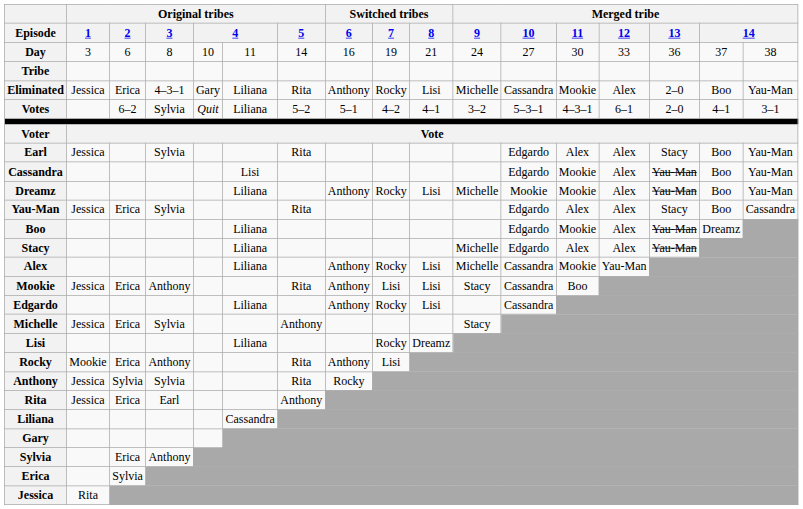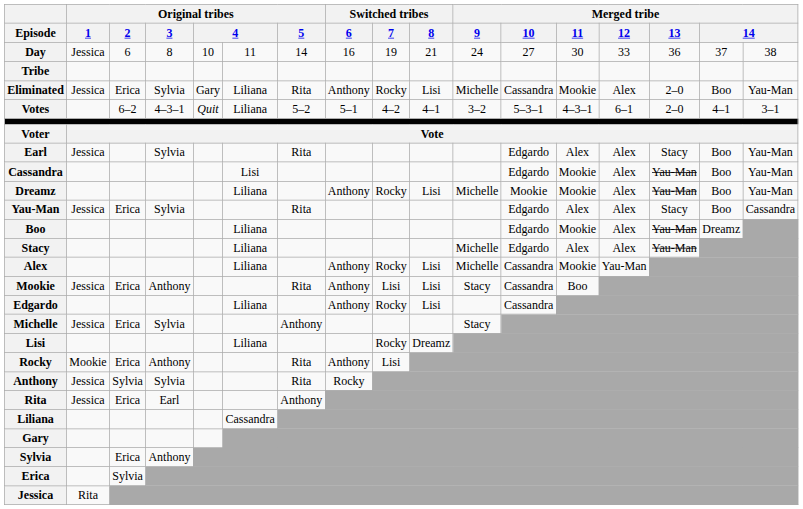(88, 52) 3 -> (88, 52) Jessica
(169, 90) 4–3–1 -> (169, 90) Sylvia
(169, 109) Sylvia -> (169, 109) 4–3–1
